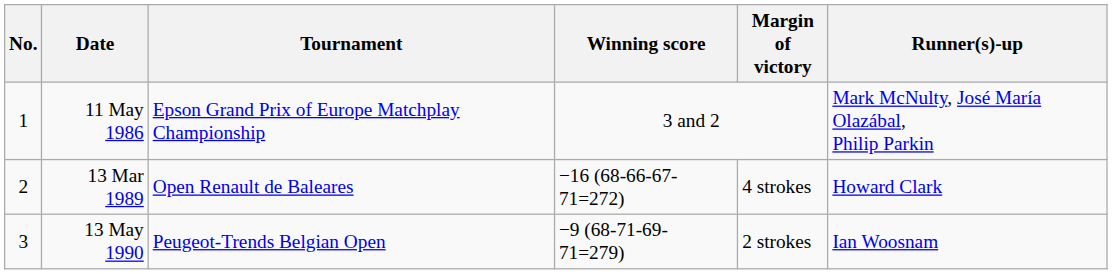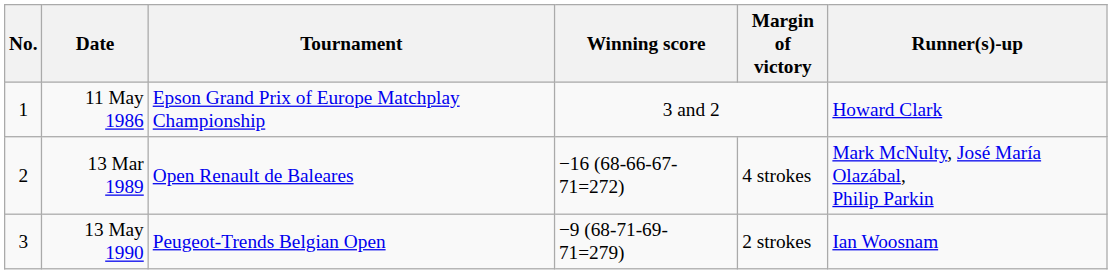(937, 121) Mark McNulty, José María Olazábal, Philip Parkin -> (887, 109) Howard Clark
(887, 187) Howard Clark -> (937, 175) Mark McNulty, José María Olazábal, Philip Parkin
